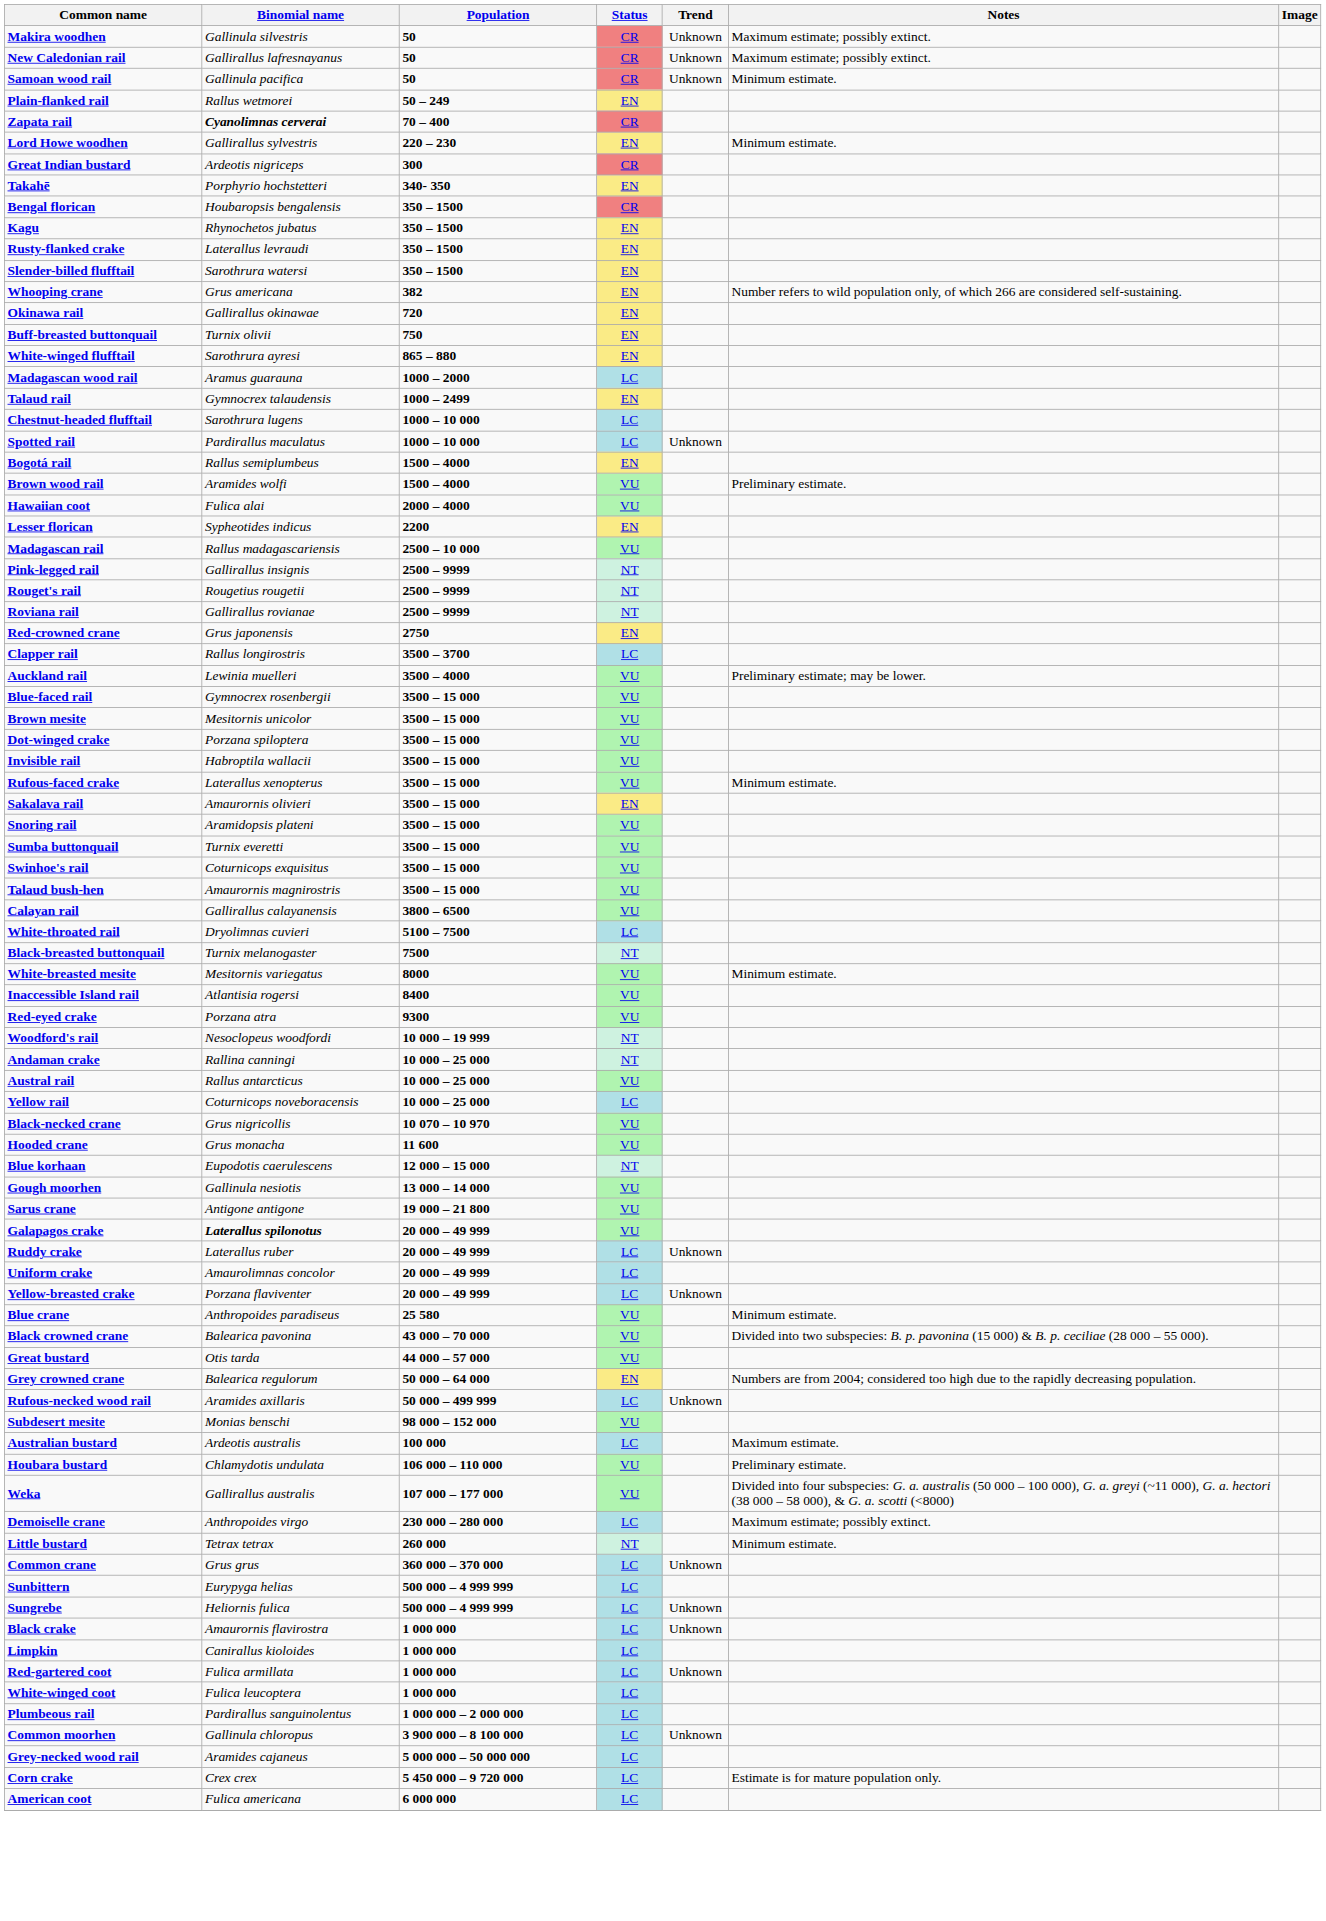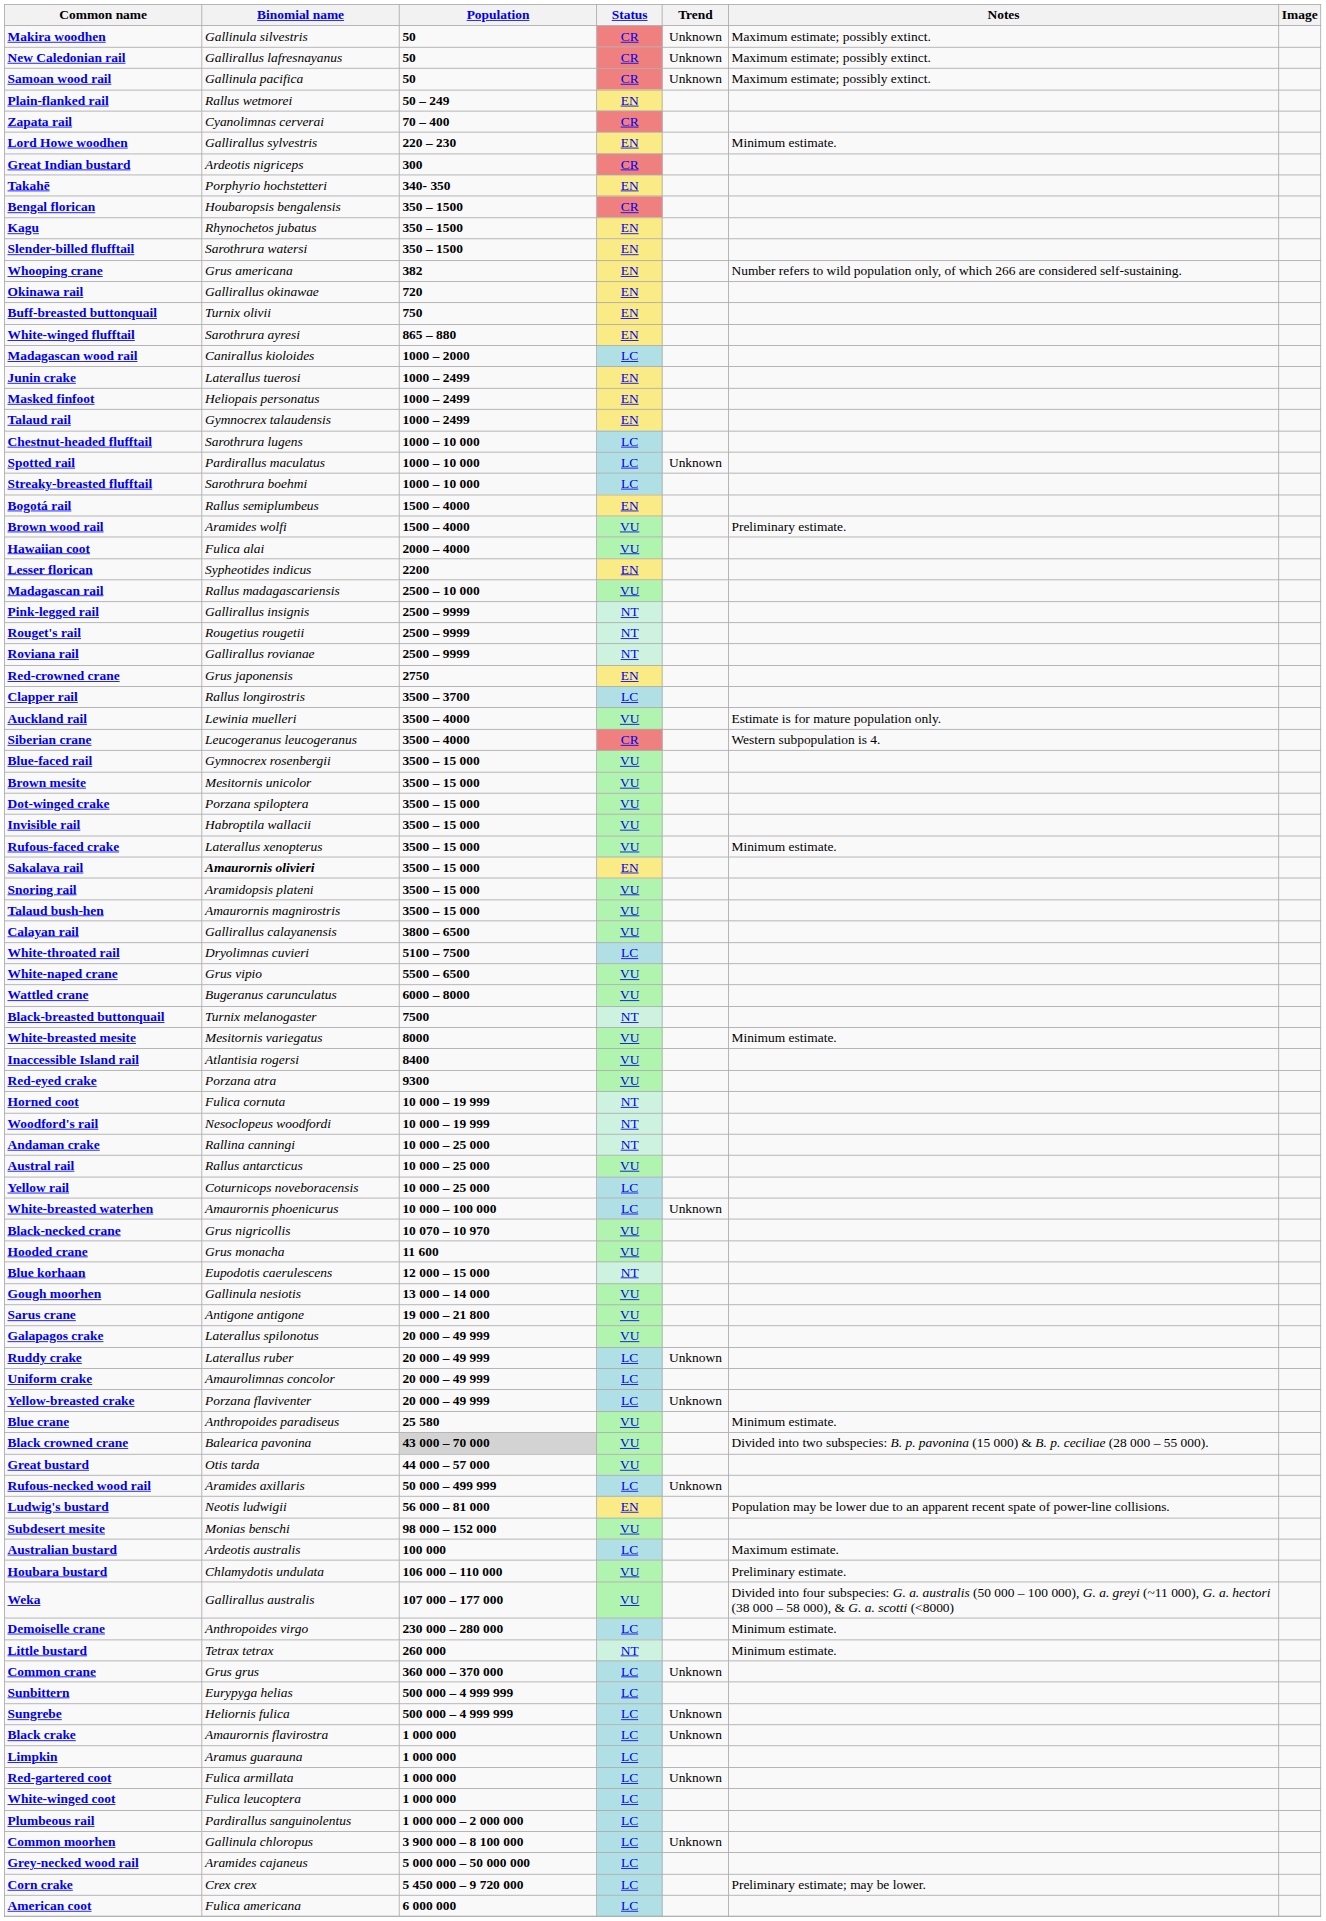(784, 79) Minimum estimate. -> (831, 79) Maximum estimate; possibly extinct.
(266, 121) bold -> (264, 121) normal
- row: (66, 249)
(254, 377) Aramus guarauna -> (260, 356) Canirallus kioloides
+ row: (42, 377)
+ row: (51, 398)
+ row: (80, 484)
(829, 675) Preliminary estimate; may be lower. -> (836, 718) Estimate is for mature population only.
+ row: (50, 739)
(258, 803) normal -> (260, 867) bold
- row: (63, 846)
- row: (48, 867)
+ row: (63, 974)
+ row: (48, 995)
+ row: (43, 1102)
+ row: (80, 1208)
(263, 1230) bold -> (262, 1336) normal
(446, 1336) no background -> (446, 1443) lightgrey background
- row: (66, 1379)
+ row: (58, 1507)
(831, 1522) Maximum estimate; possibly extinct. -> (784, 1628) Minimum estimate.
(260, 1650) Canirallus kioloides -> (254, 1756) Aramus guarauna
(836, 1778) Estimate is for mature population only. -> (829, 1884) Preliminary estimate; may be lower.
